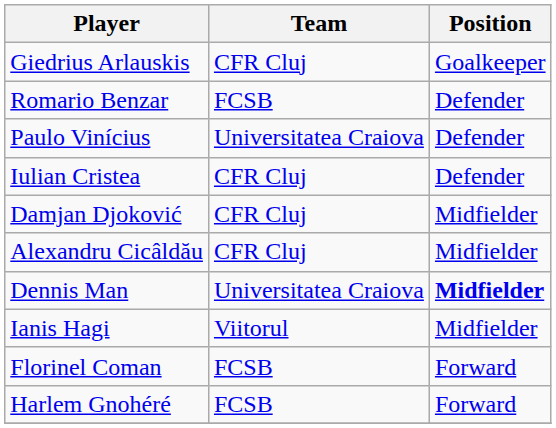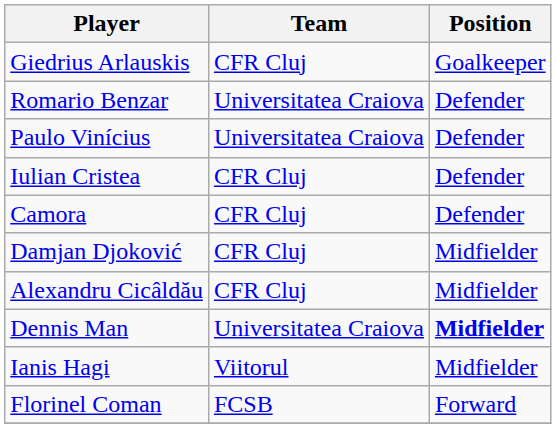(243, 99) FCSB -> (319, 99) Universitatea Craiova
+ row: (48, 213)
- row: (91, 404)
